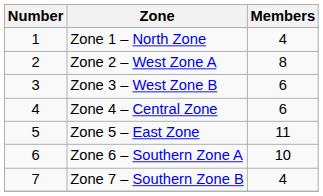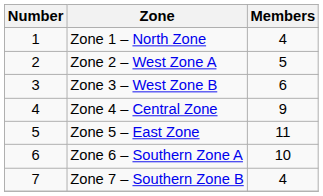(283, 62) 8 -> (283, 62) 5
(283, 109) 6 -> (283, 109) 9
